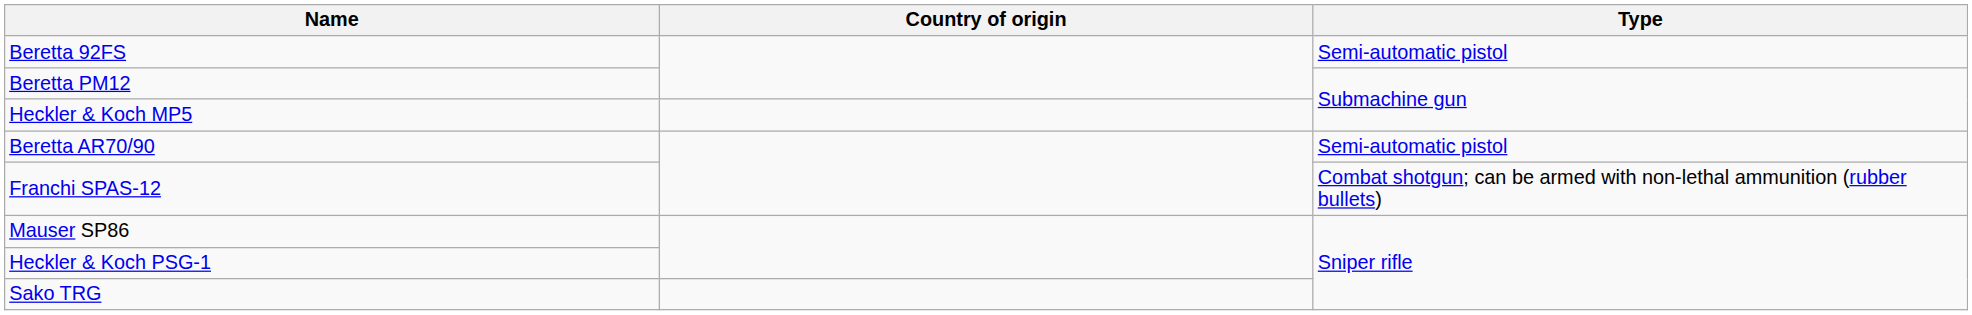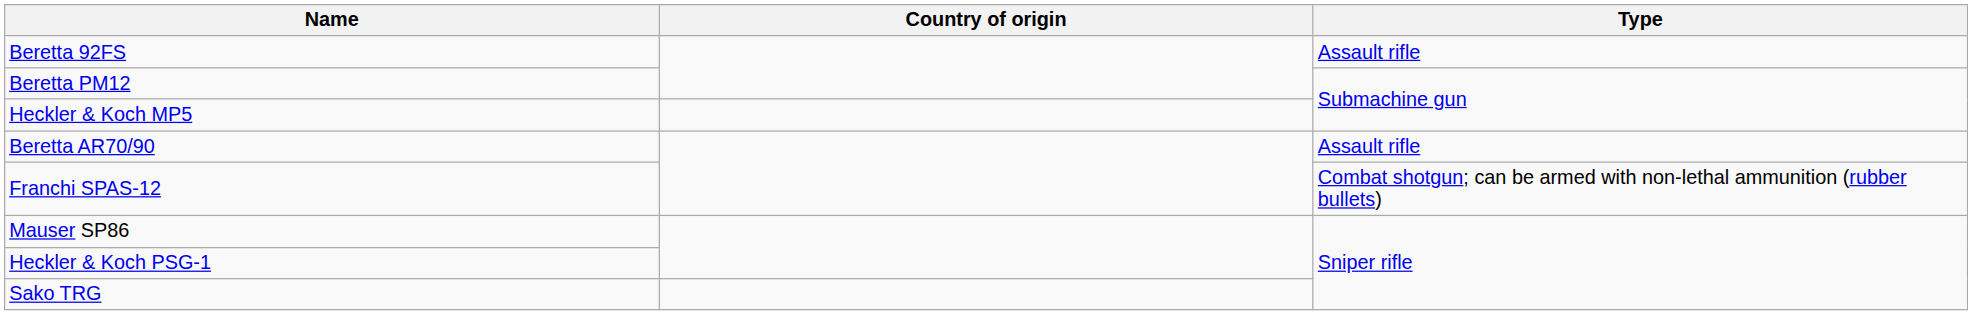(1413, 51) Semi-automatic pistol -> (1369, 51) Assault rifle
(1413, 146) Semi-automatic pistol -> (1369, 146) Assault rifle
